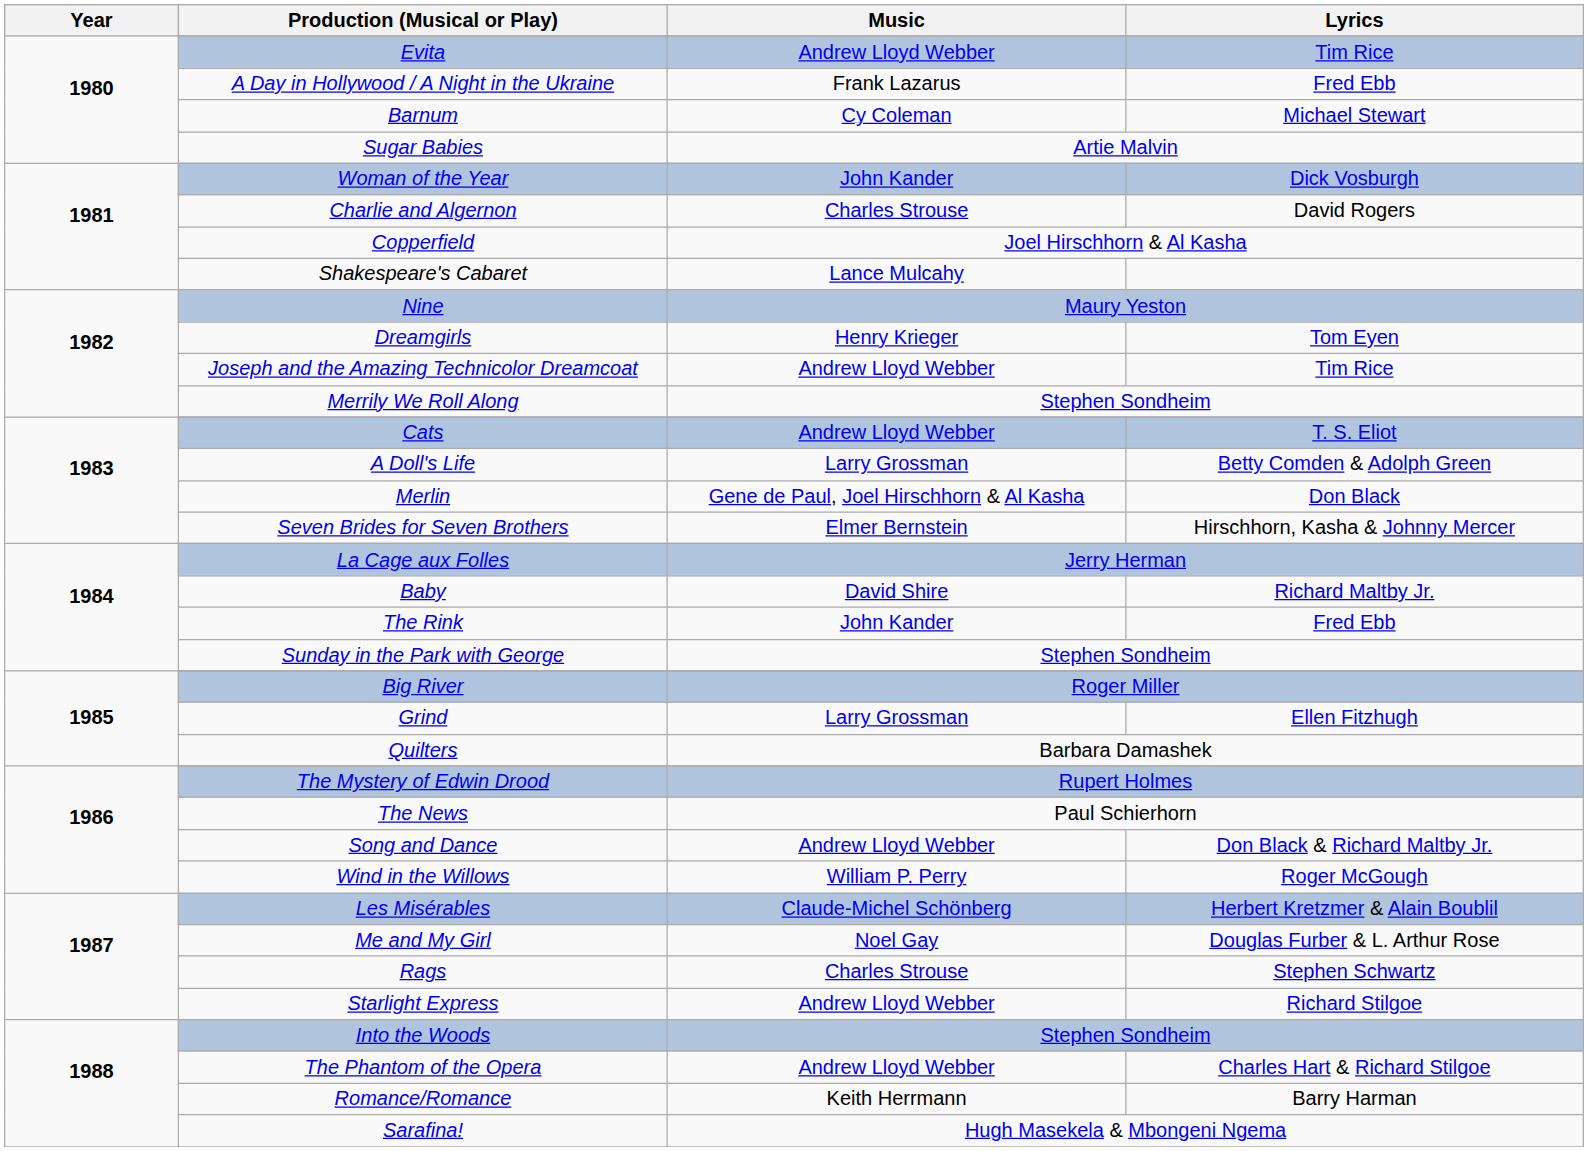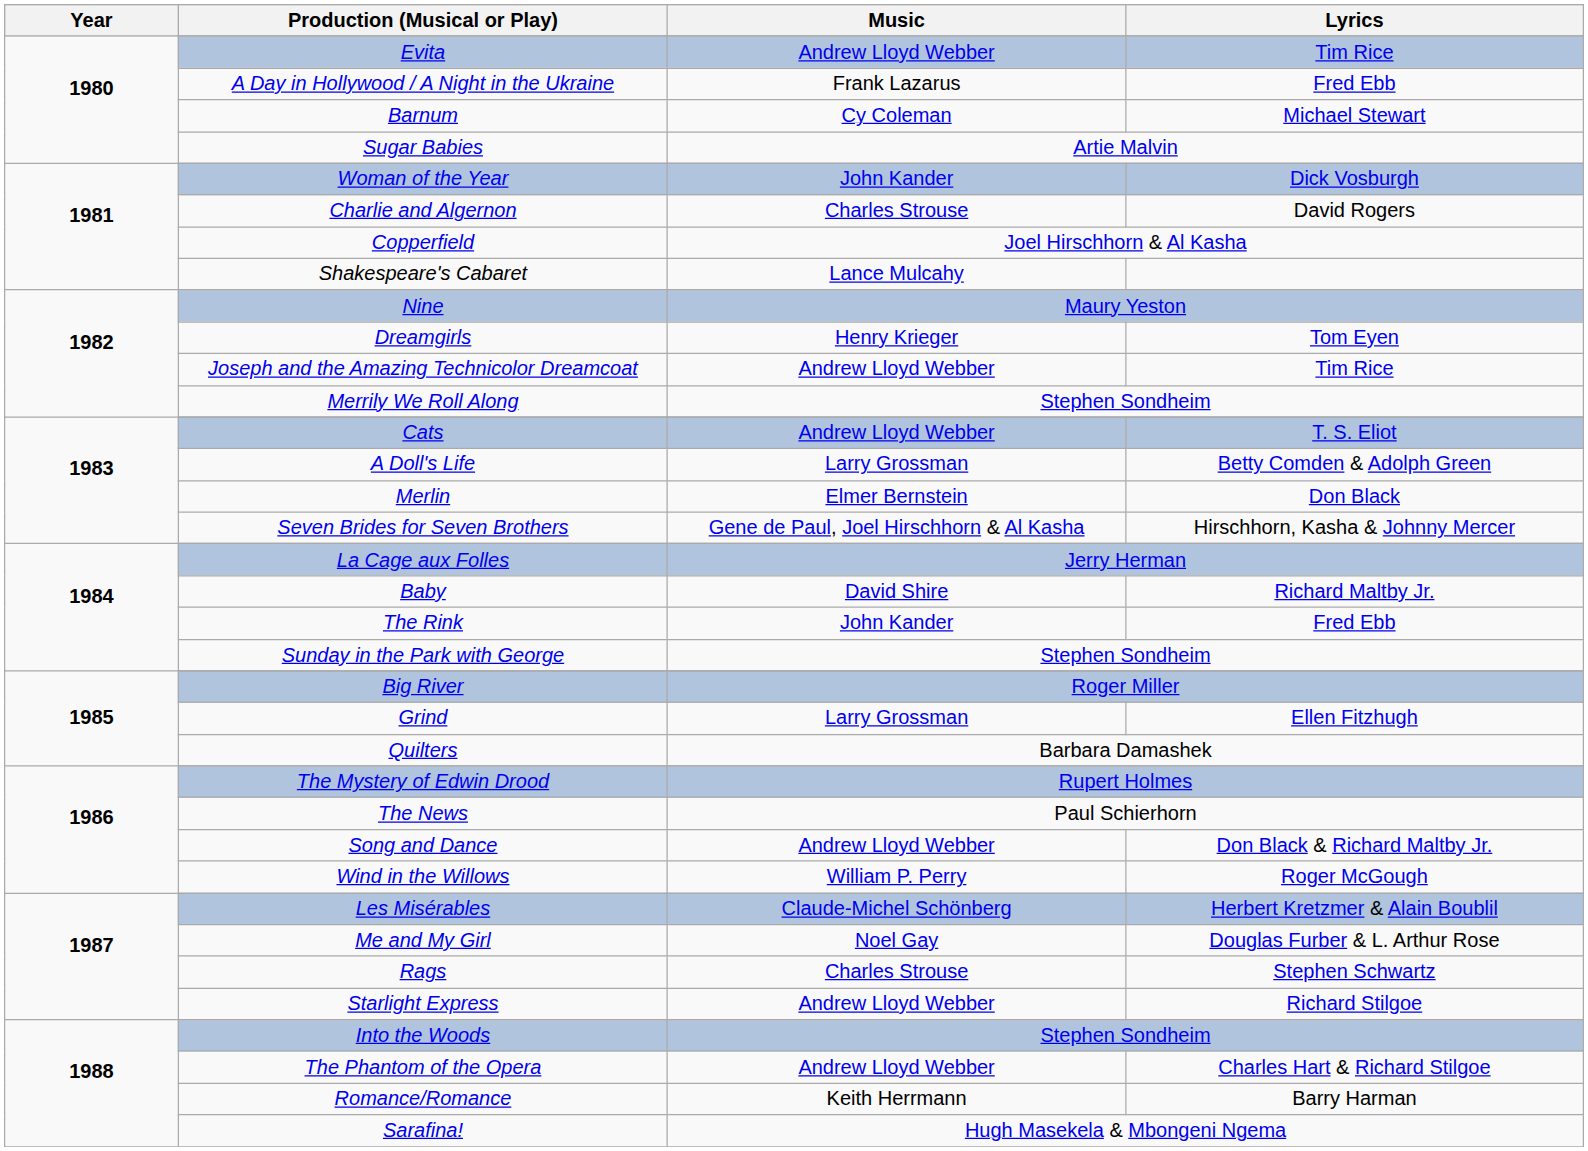(897, 496) Gene de Paul, Joel Hirschhorn & Al Kasha -> (897, 496) Elmer Bernstein
(897, 527) Elmer Bernstein -> (897, 527) Gene de Paul, Joel Hirschhorn & Al Kasha
